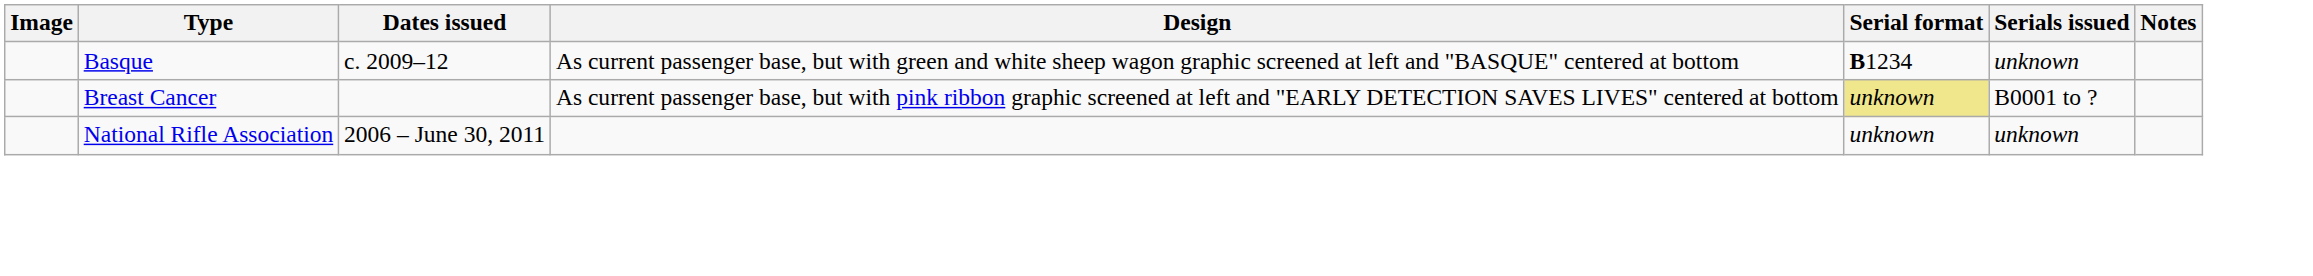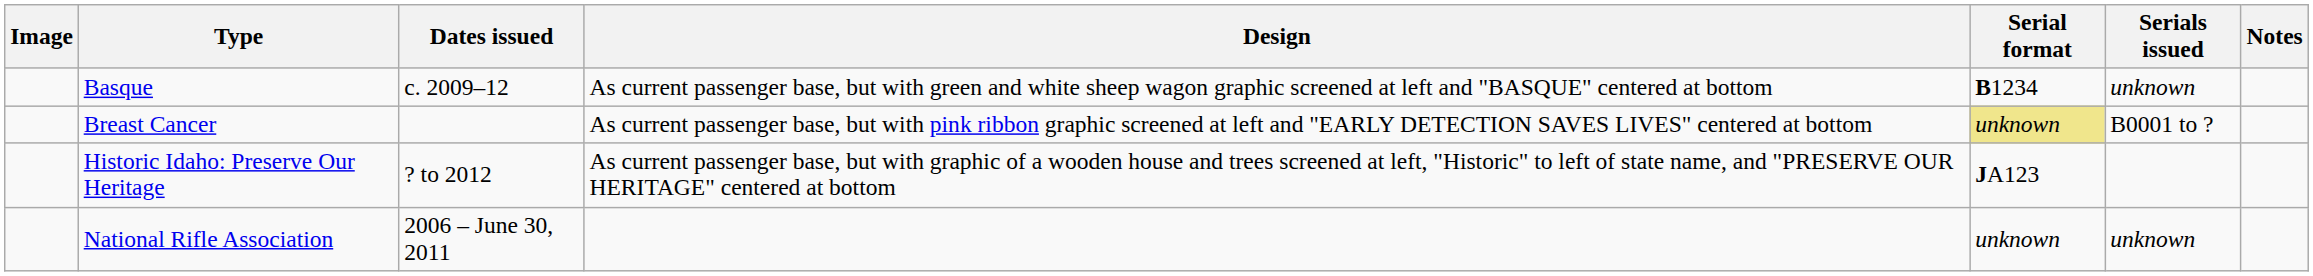+ row: (219, 174)
